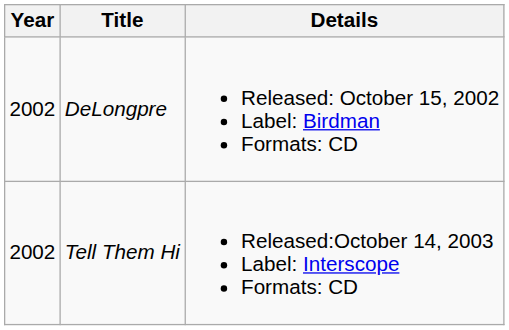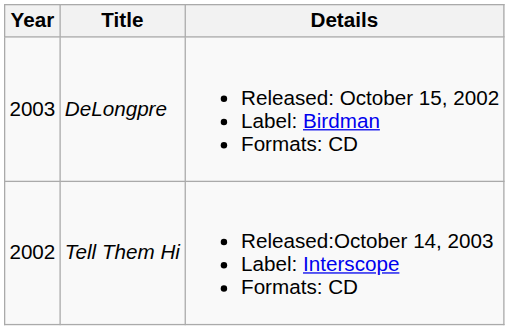(32, 109) 2002 -> (32, 109) 2003
